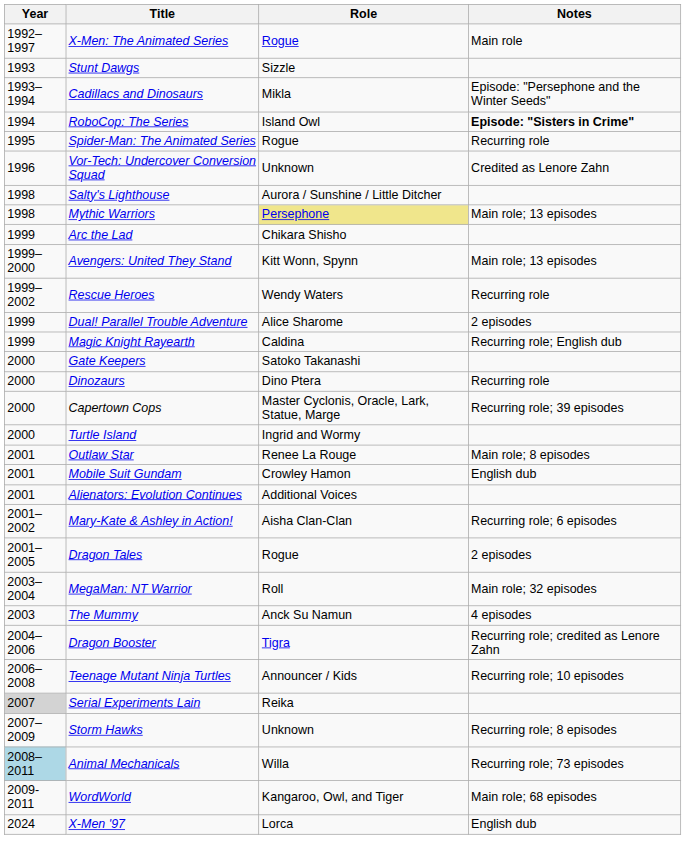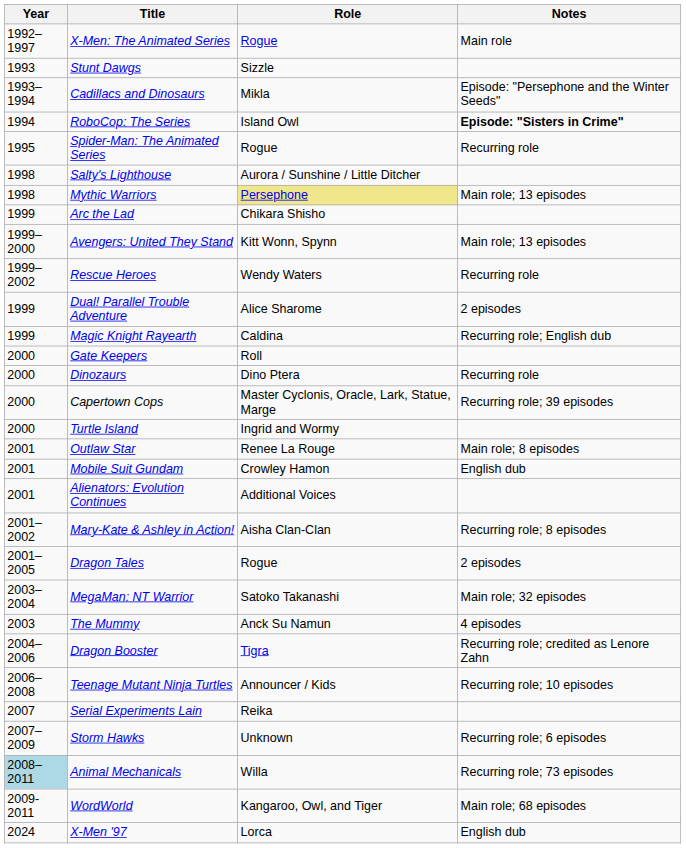- row: (162, 168)
(311, 361) Satoko Takanashi -> (251, 355) Roll
(544, 521) Recurring role; 6 episodes -> (533, 529) Recurring role; 8 episodes
(273, 588) Roll -> (290, 597) Satoko Takanashi
(21, 703) lightgrey background -> (21, 711) no background
(544, 730) Recurring role; 8 episodes -> (533, 738) Recurring role; 6 episodes
